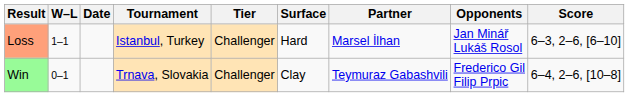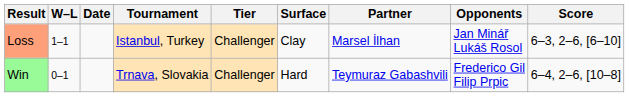(294, 41) Hard -> (293, 41) Clay
(293, 75) Clay -> (294, 75) Hard
